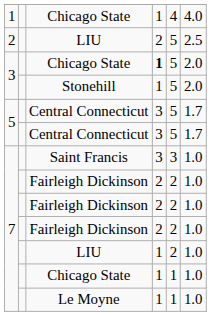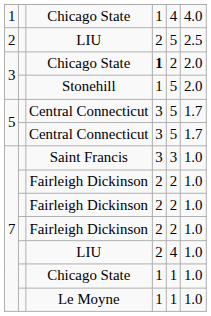(173, 63) 5 -> (173, 63) 2
(159, 252) 1 -> (159, 252) 2
(173, 252) 2 -> (173, 252) 4
